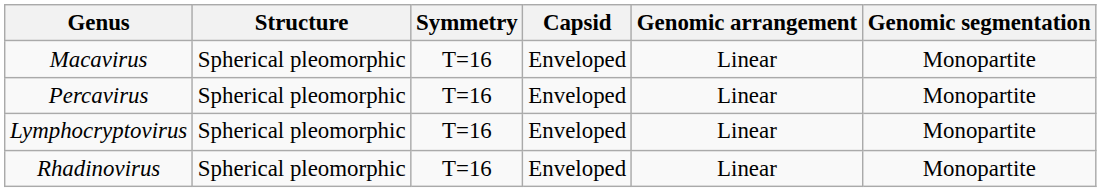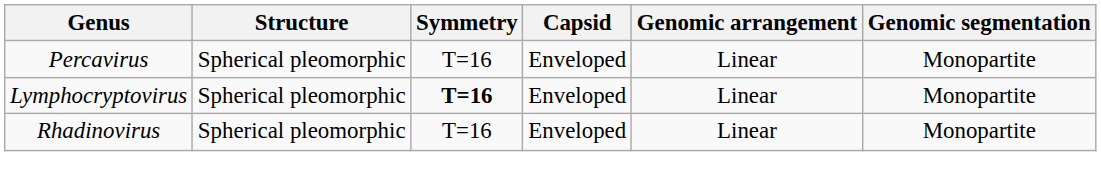- row: (99, 58)
(467, 131) normal -> (467, 95) bold
